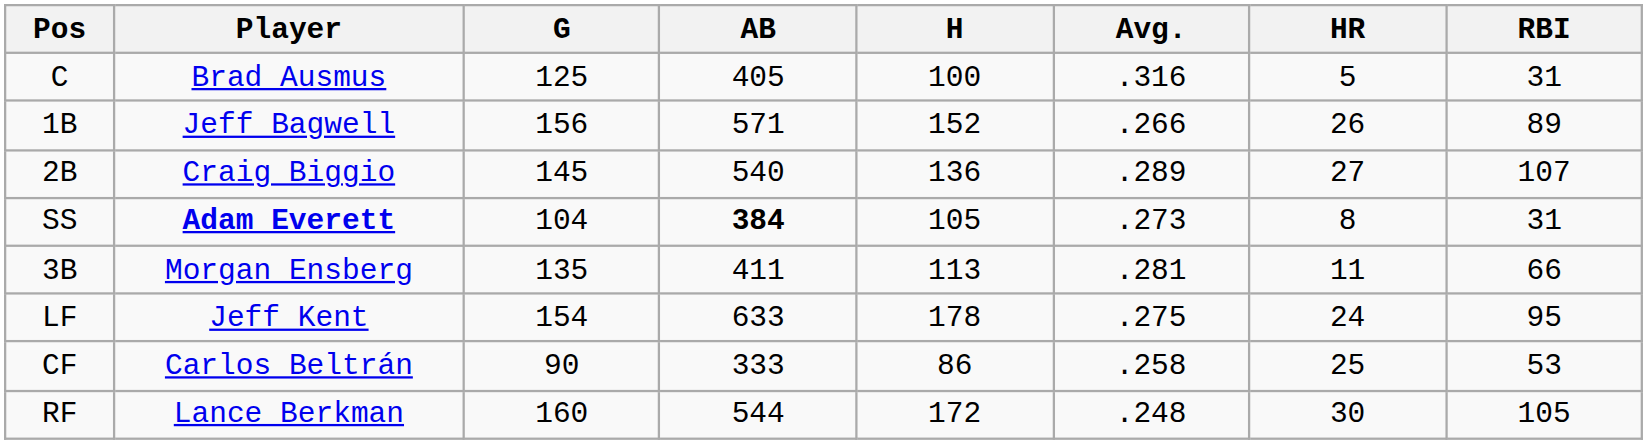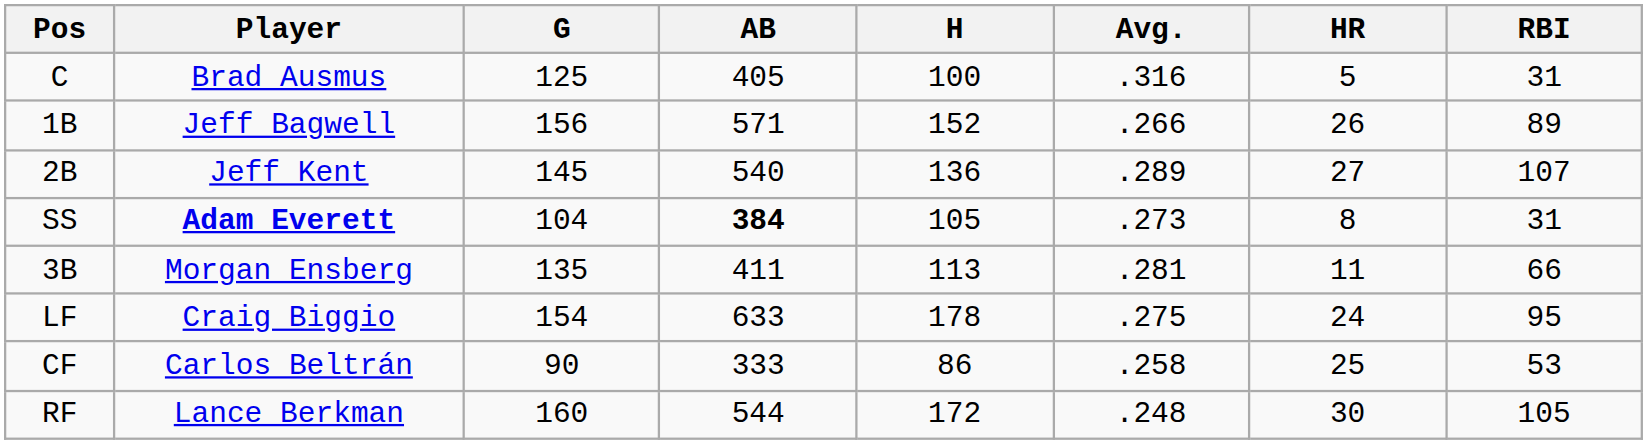(289, 173) Craig Biggio -> (289, 173) Jeff Kent
(289, 318) Jeff Kent -> (289, 318) Craig Biggio
